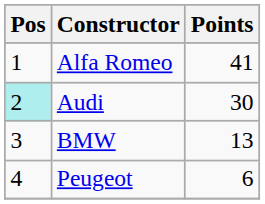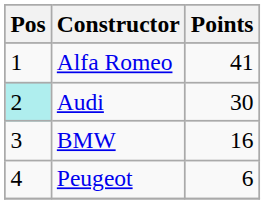(242, 139) 13 -> (242, 139) 16
